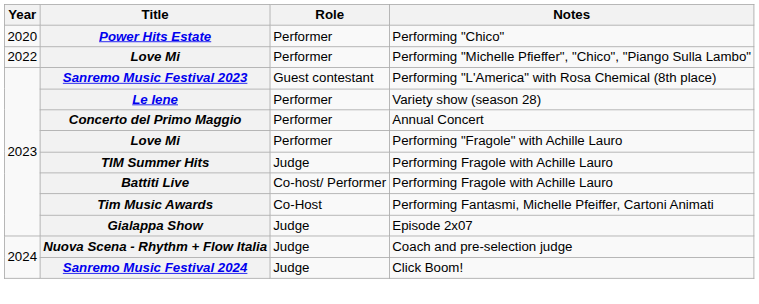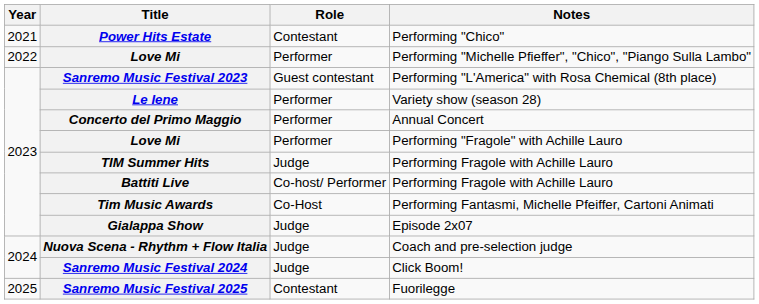(22, 36) 2020 -> (22, 36) 2021
(303, 36) Performer -> (305, 36) Contestant
+ row: (155, 288)
